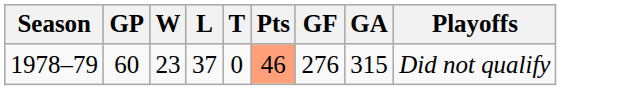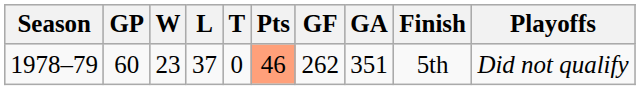+ column: (433, 24)
(320, 63) 276 -> (320, 63) 262
(369, 63) 315 -> (369, 63) 351
